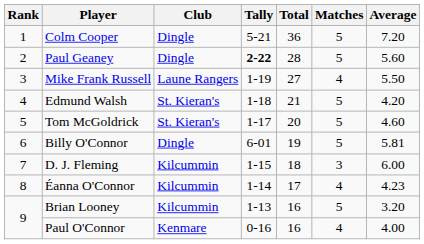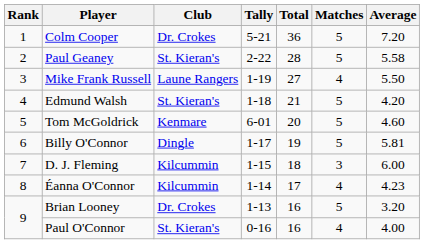(176, 36) Dingle -> (186, 36) Dr. Crokes
(176, 57) Dingle -> (188, 57) St. Kieran's
(259, 57) bold -> (259, 57) normal
(393, 57) 5.60 -> (393, 57) 5.58
(188, 121) St. Kieran's -> (182, 121) Kenmare
(259, 121) 1-17 -> (259, 121) 6-01
(259, 143) 6-01 -> (259, 143) 1-17
(188, 206) Kilcummin -> (186, 206) Dr. Crokes
(182, 228) Kenmare -> (188, 228) St. Kieran's
